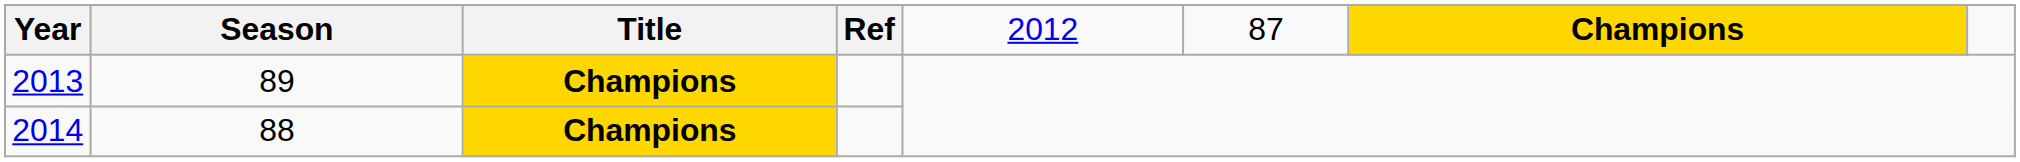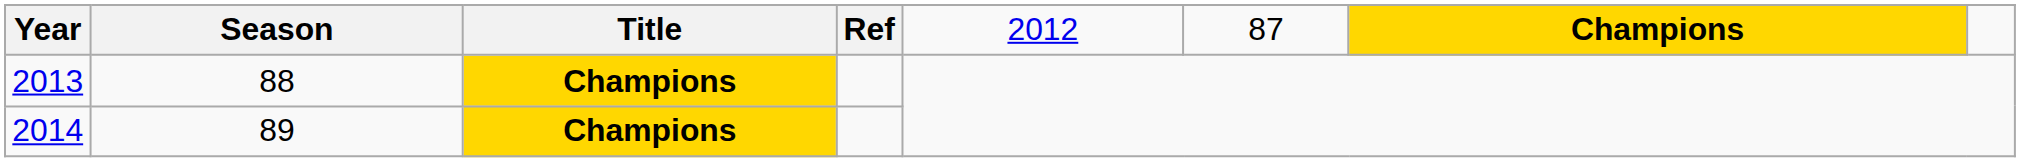(277, 80) 89 -> (277, 80) 88
(277, 130) 88 -> (277, 130) 89
